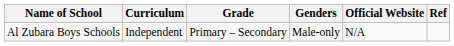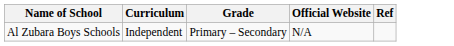- column: (316, 13)
